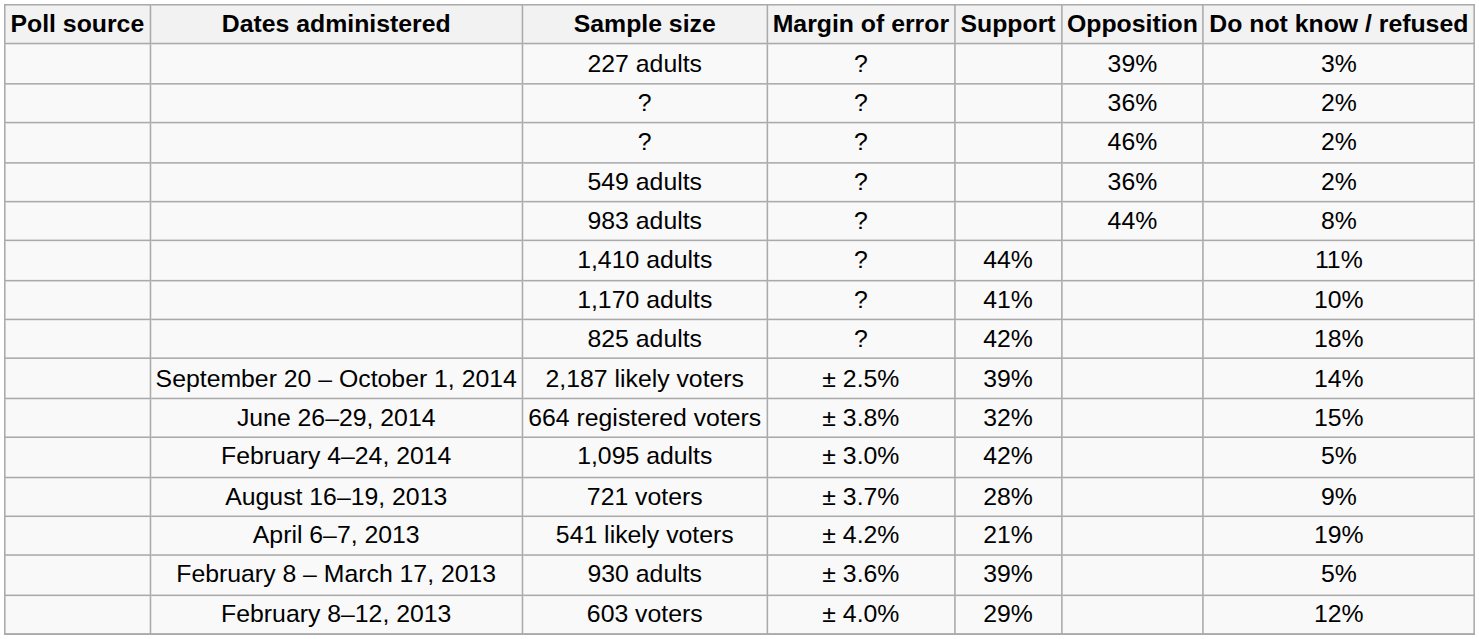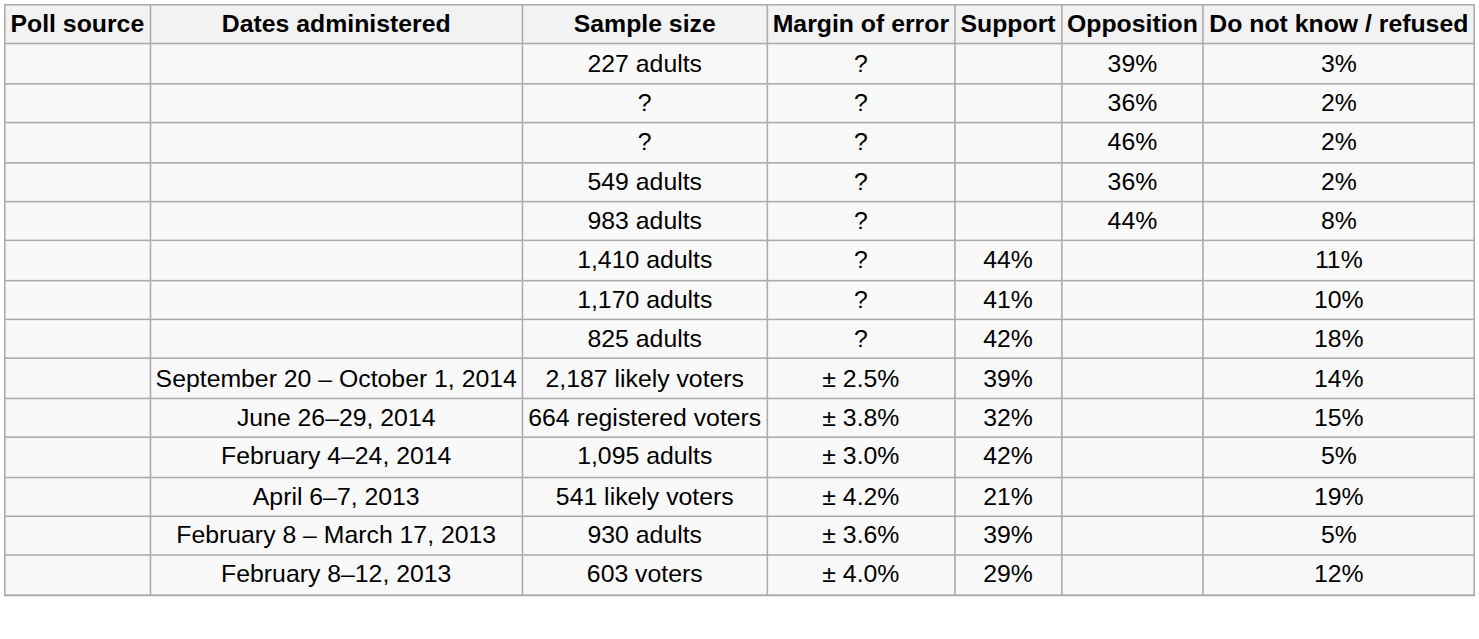- row: (336, 496)
